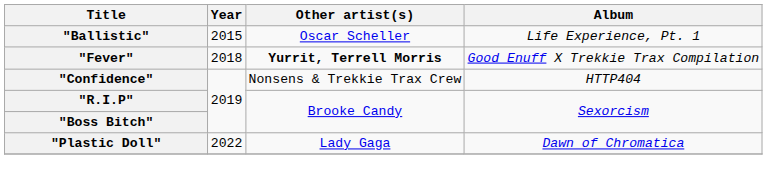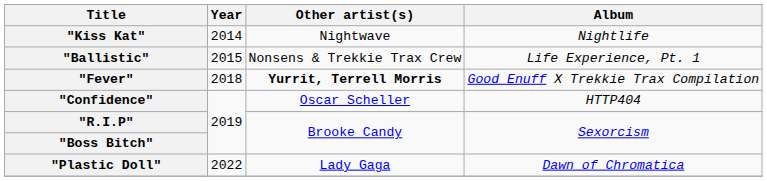+ row: (106, 37)
(355, 37) Oscar Scheller -> (355, 58) Nonsens & Trekkie Trax Crew
(355, 79) Nonsens & Trekkie Trax Crew -> (355, 101) Oscar Scheller
